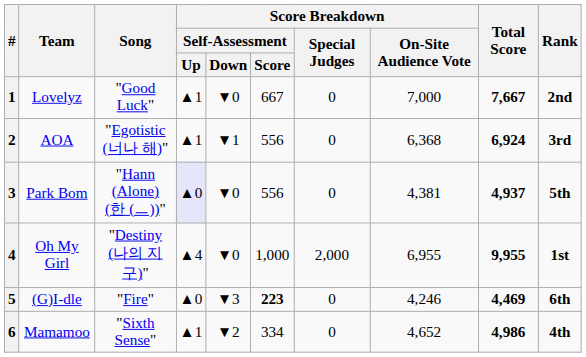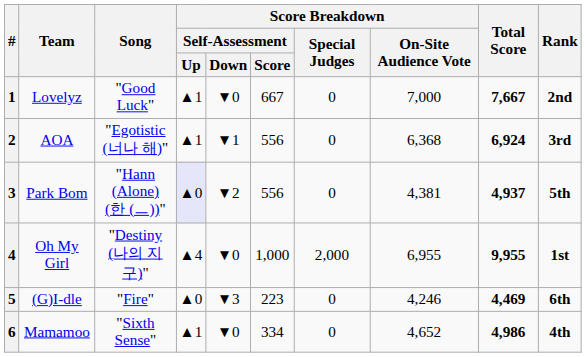(228, 192) ▼0 -> (228, 192) ▼2
(272, 299) bold -> (272, 299) normal
(228, 331) ▼2 -> (228, 331) ▼0
